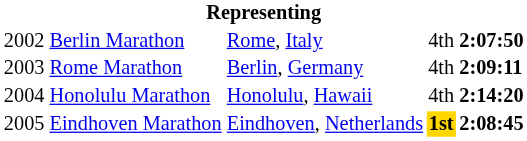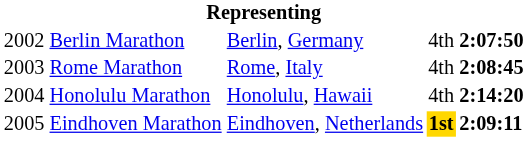(275, 40) Rome, Italy -> (295, 40) Berlin, Germany
(295, 67) Berlin, Germany -> (275, 67) Rome, Italy
(491, 67) 2:09:11 -> (491, 67) 2:08:45
(491, 123) 2:08:45 -> (491, 123) 2:09:11
